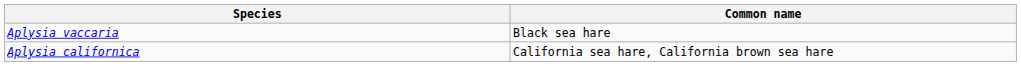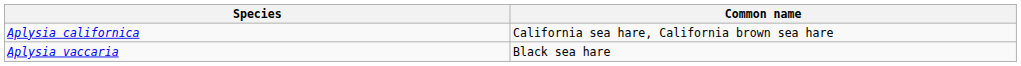rows swapped: (73, 52) <-> (63, 33)
